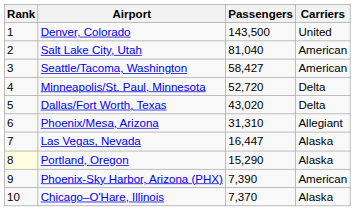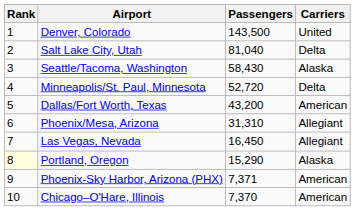(323, 50) American -> (312, 50) Delta
(246, 69) 58,427 -> (246, 69) 58,430
(323, 69) American -> (316, 69) Alaska
(246, 105) 43,020 -> (246, 105) 43,200
(312, 105) Delta -> (323, 105) American
(246, 142) 16,447 -> (246, 142) 16,450
(316, 142) Alaska -> (321, 142) Allegiant
(243, 178) 7,390 -> (243, 178) 7,371
(316, 197) Alaska -> (323, 197) American
